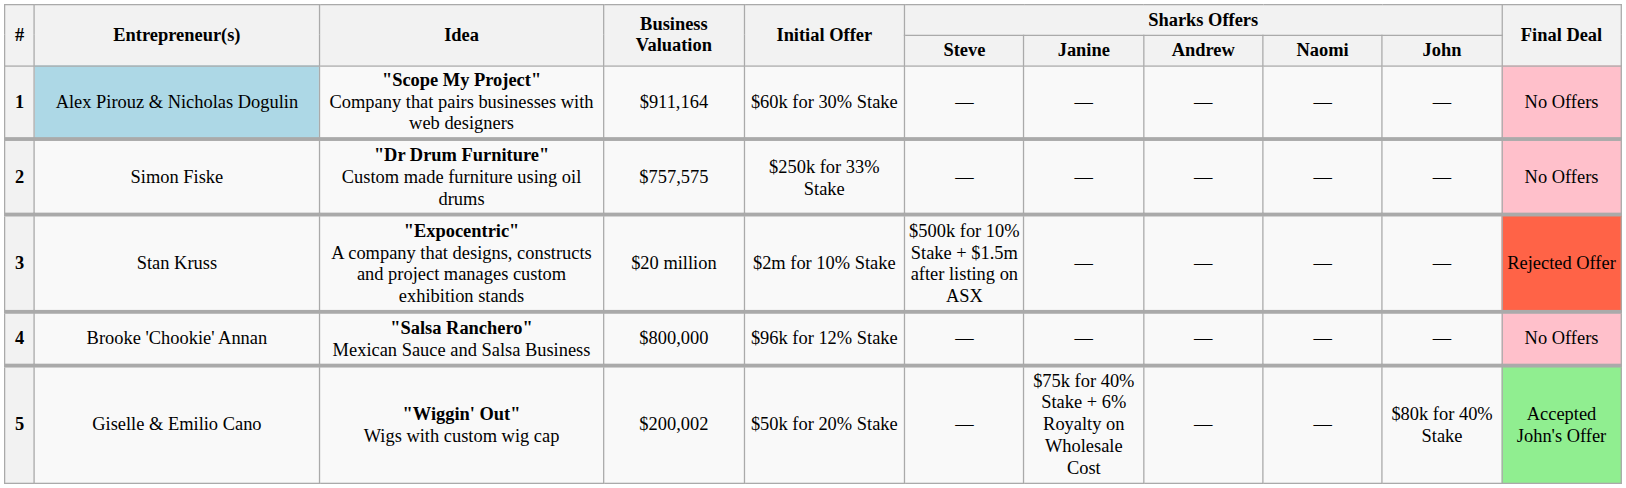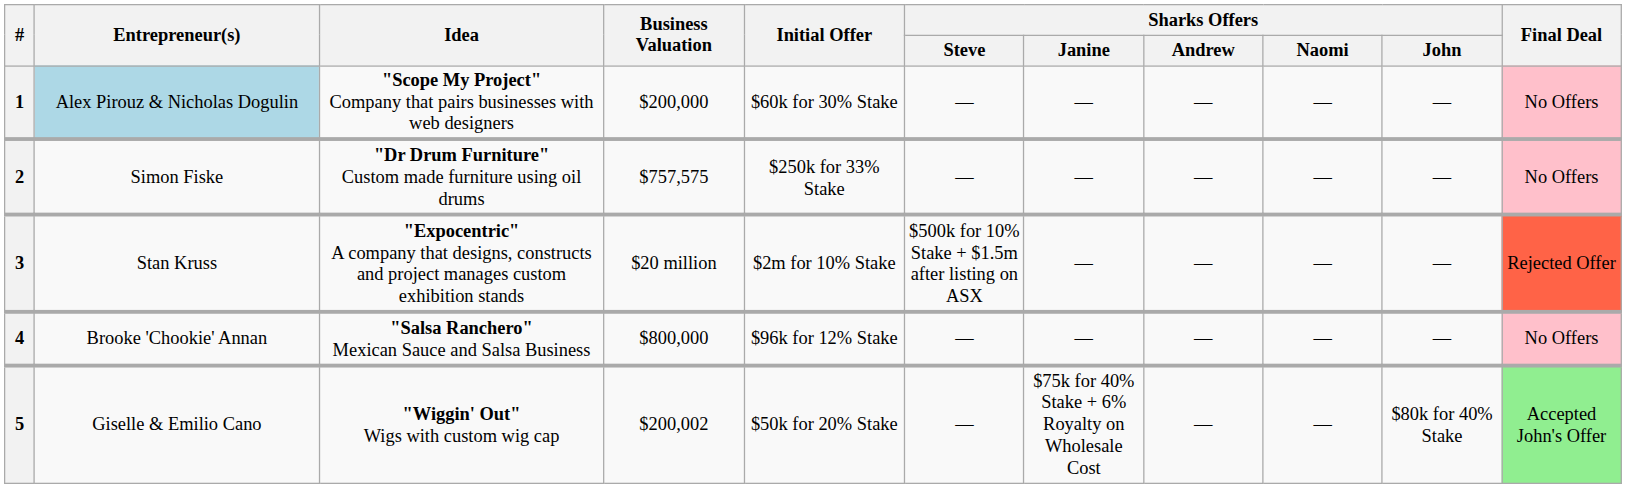(674, 102) $911,164 -> (674, 102) $200,000
